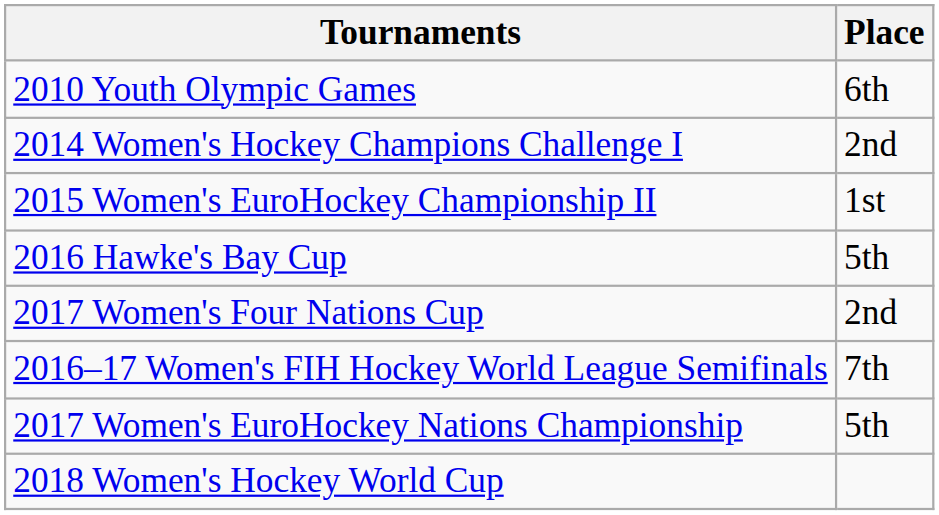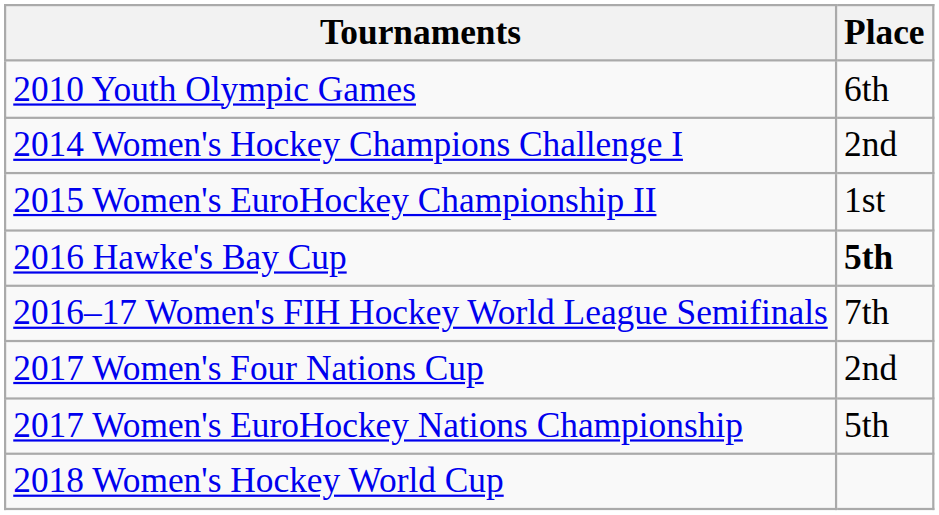(867, 256) normal -> (869, 256) bold
rows swapped: (248, 312) <-> (420, 369)
